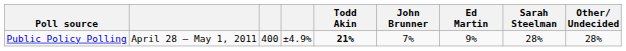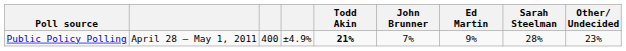(593, 39) 28% -> (593, 39) 23%
